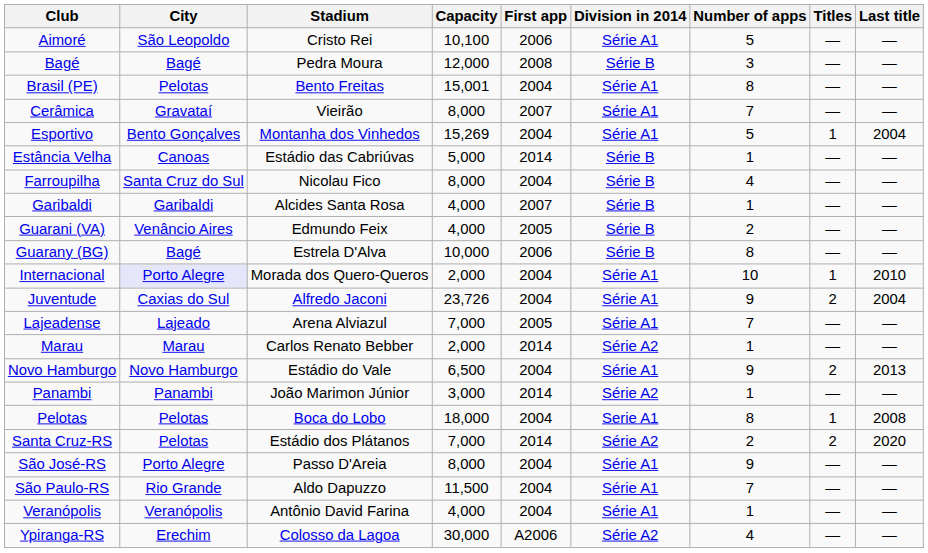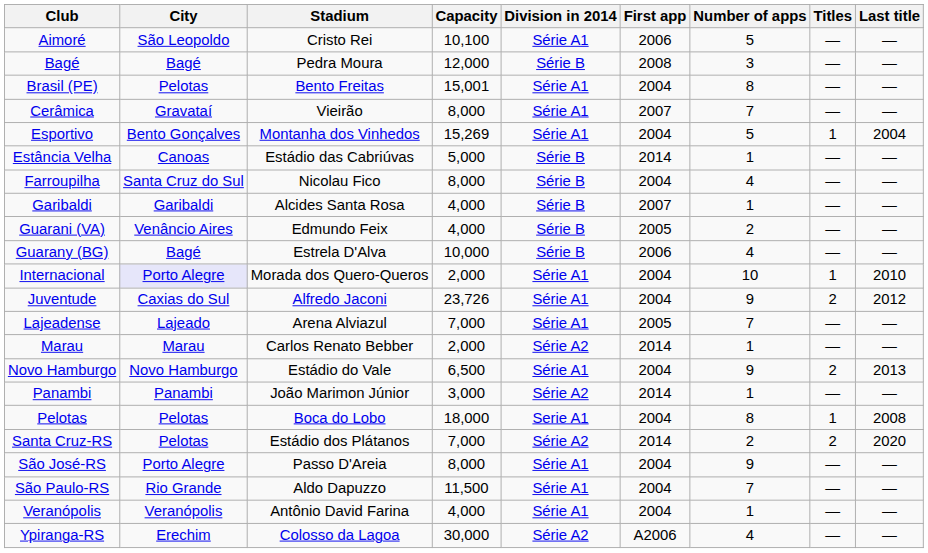columns swapped: (630, 16) <-> (536, 16)
(750, 252) 8 -> (750, 252) 4
(889, 299) 2004 -> (889, 299) 2012
